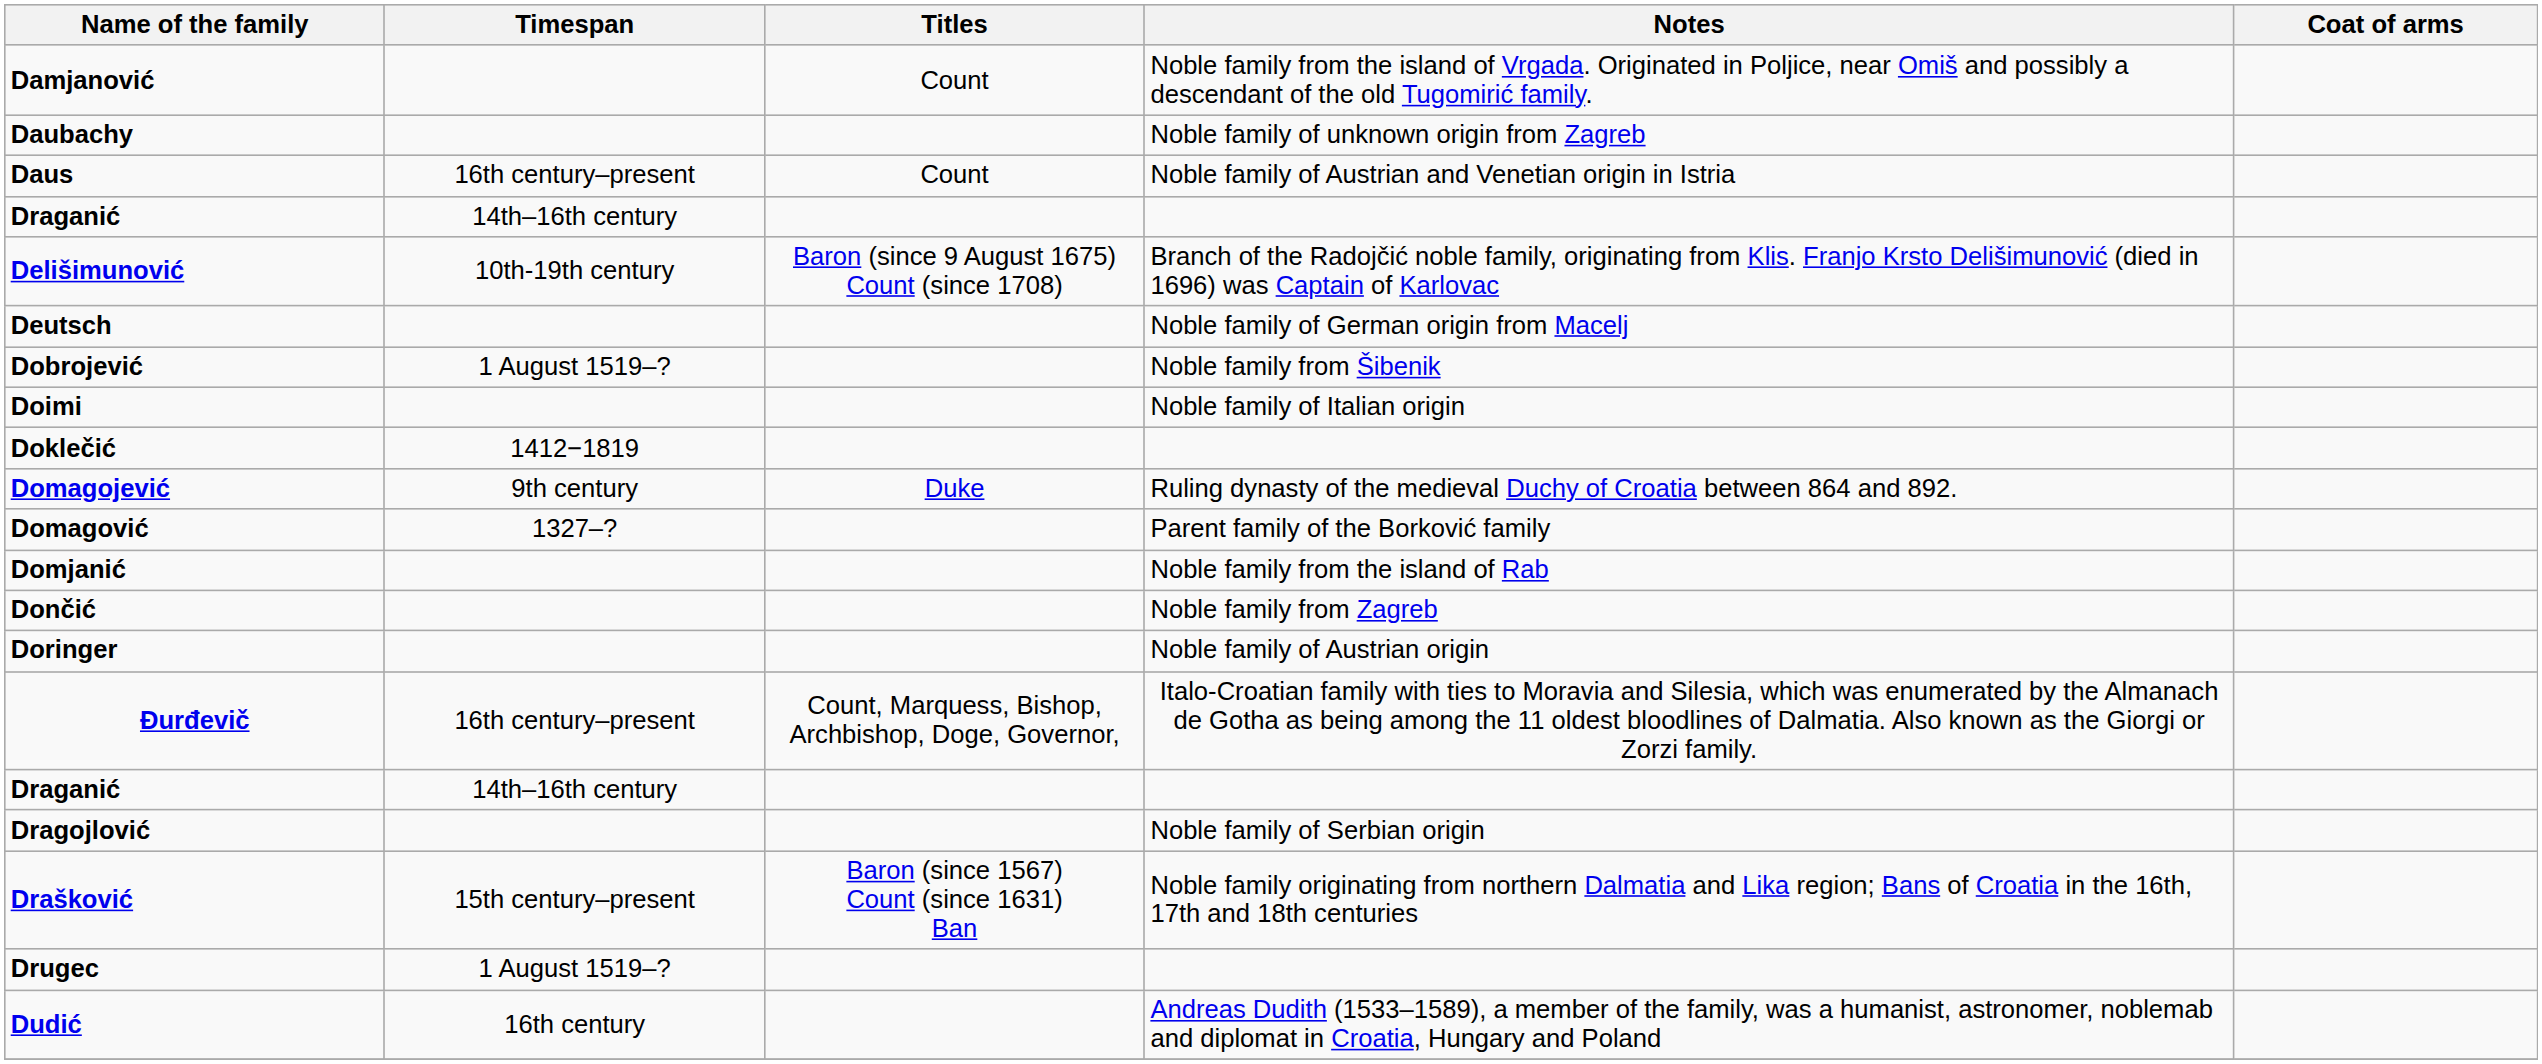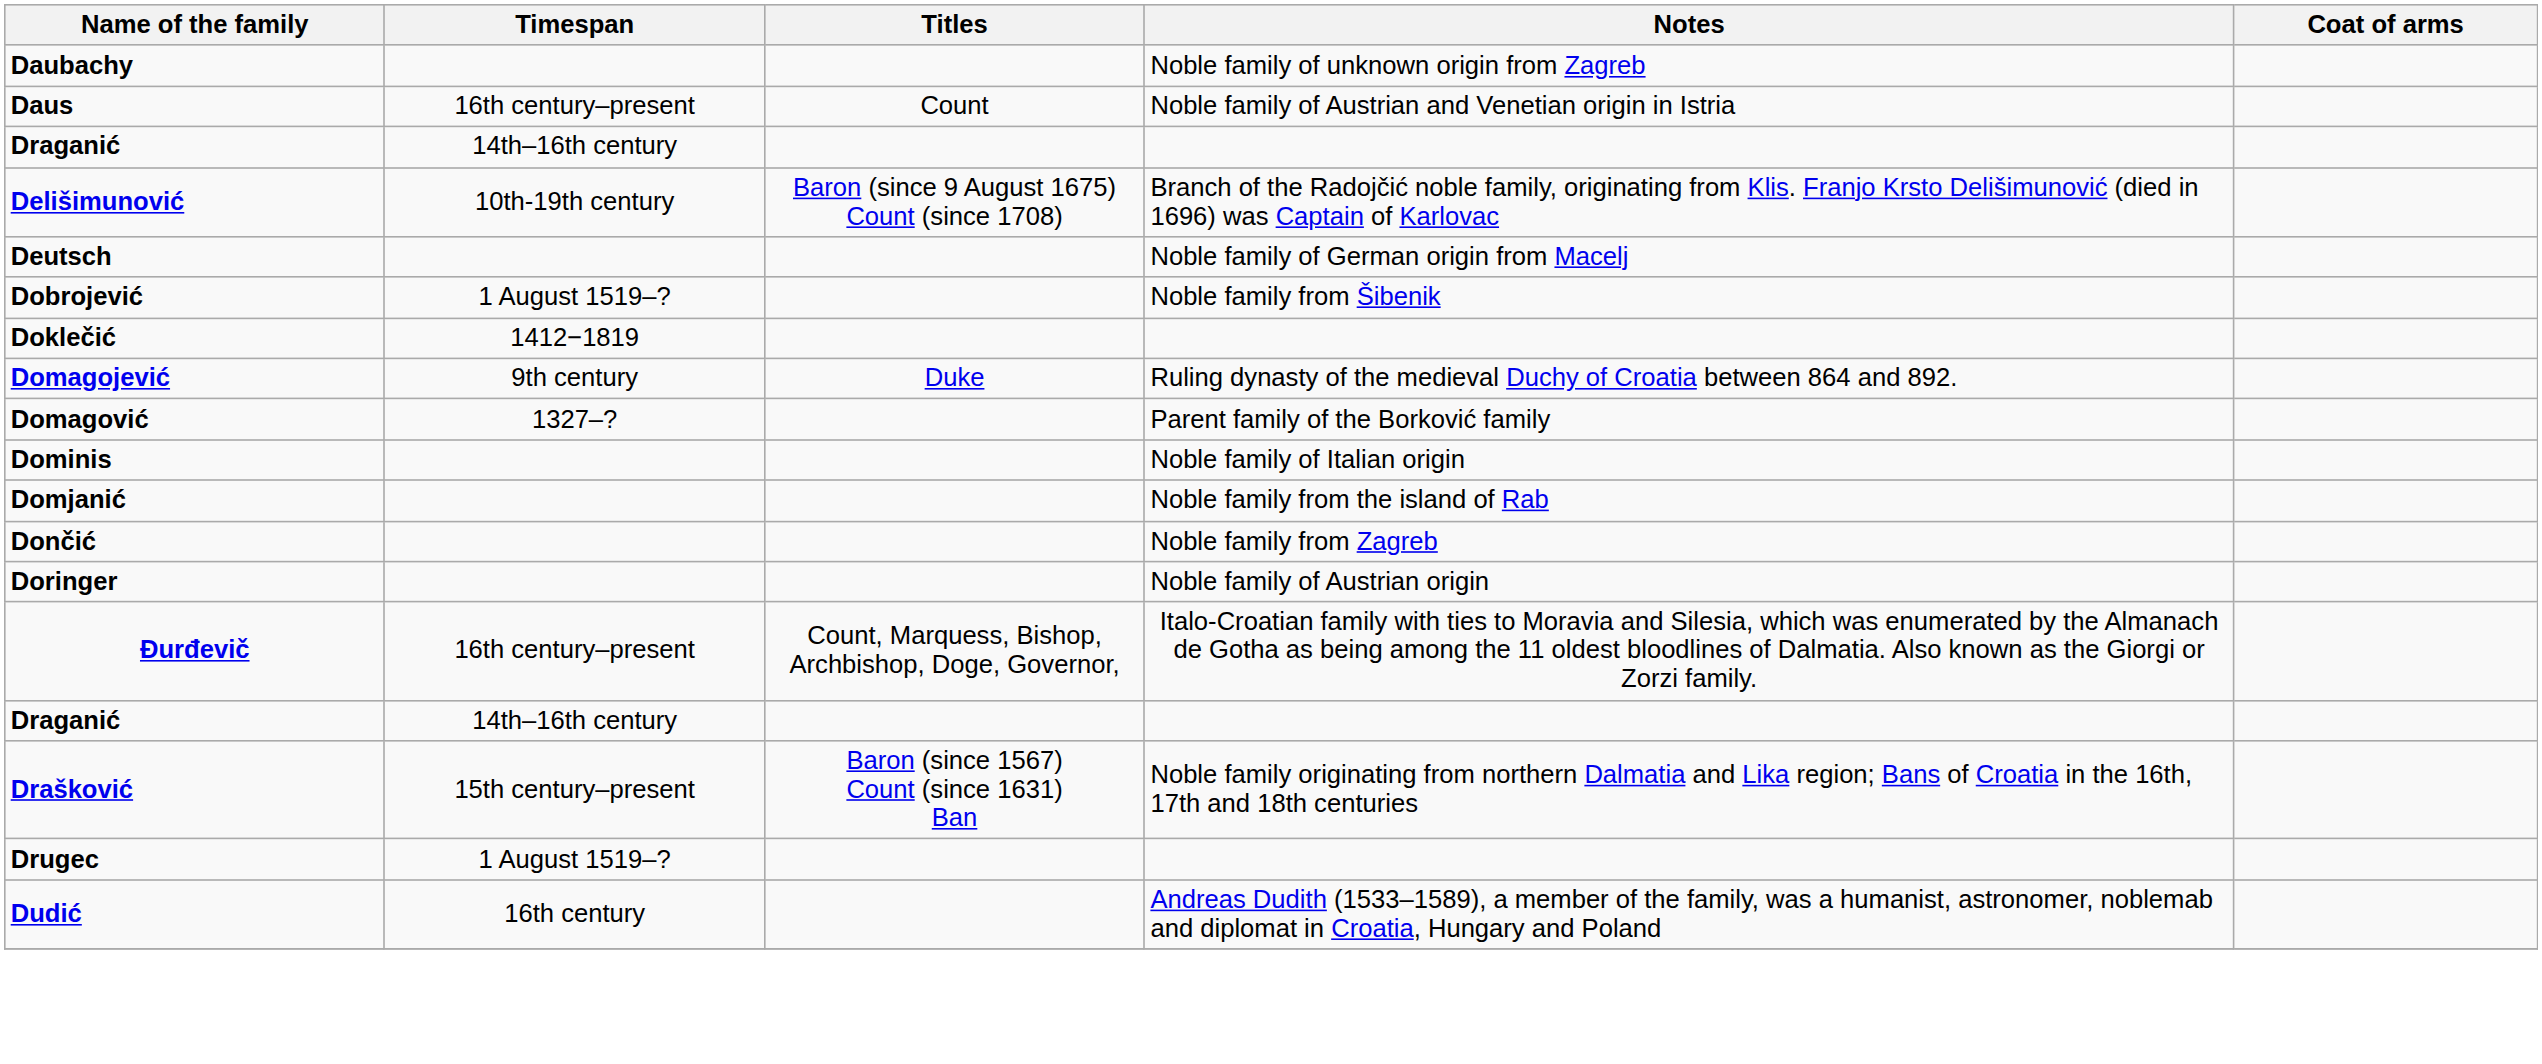- row: (83, 79)
- row: (46, 407)
+ row: (61, 459)
- row: (80, 830)
